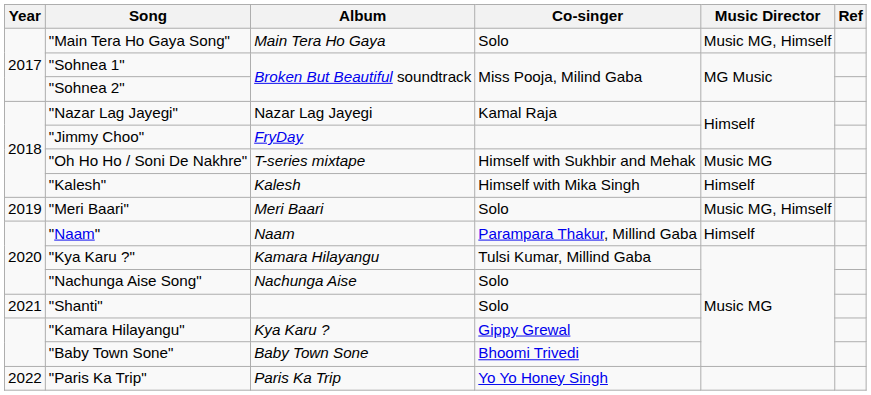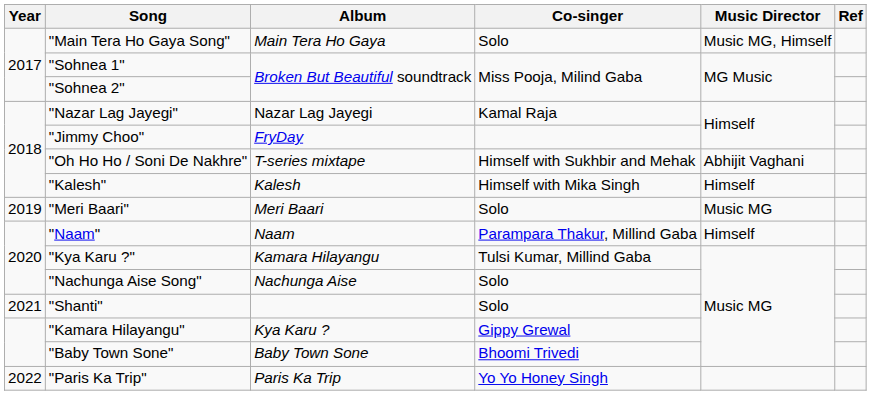(738, 161) Music MG -> (754, 161) Abhijit Vaghani
(768, 209) Music MG, Himself -> (738, 209) Music MG
